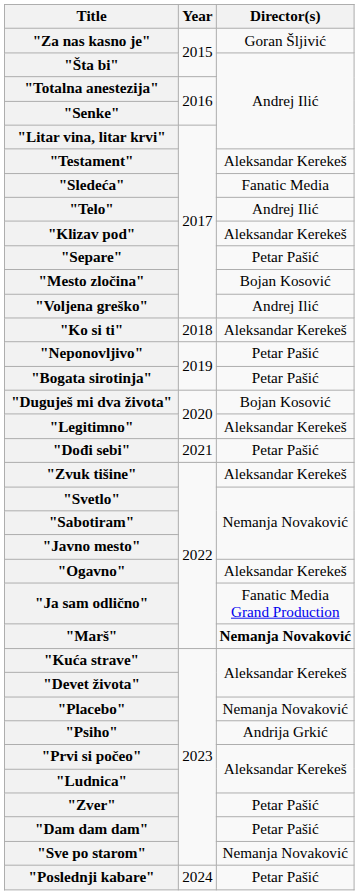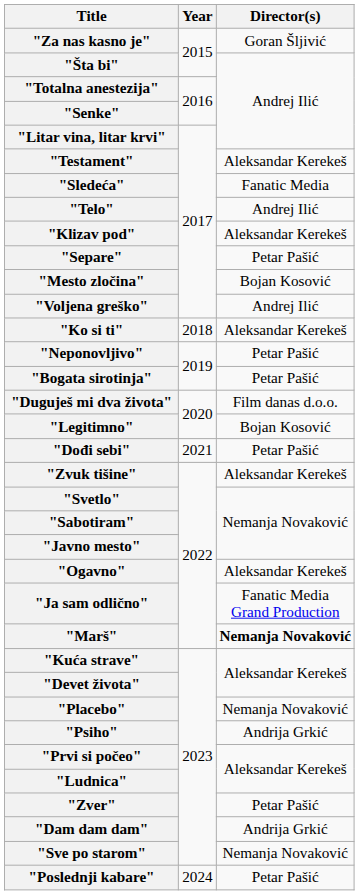(285, 402) Bojan Kosović -> (285, 402) Film danas d.o.o.
(285, 426) Aleksandar Kerekeš -> (285, 426) Bojan Kosović
(285, 829) Petar Pašić -> (285, 829) Andrija Grkić
